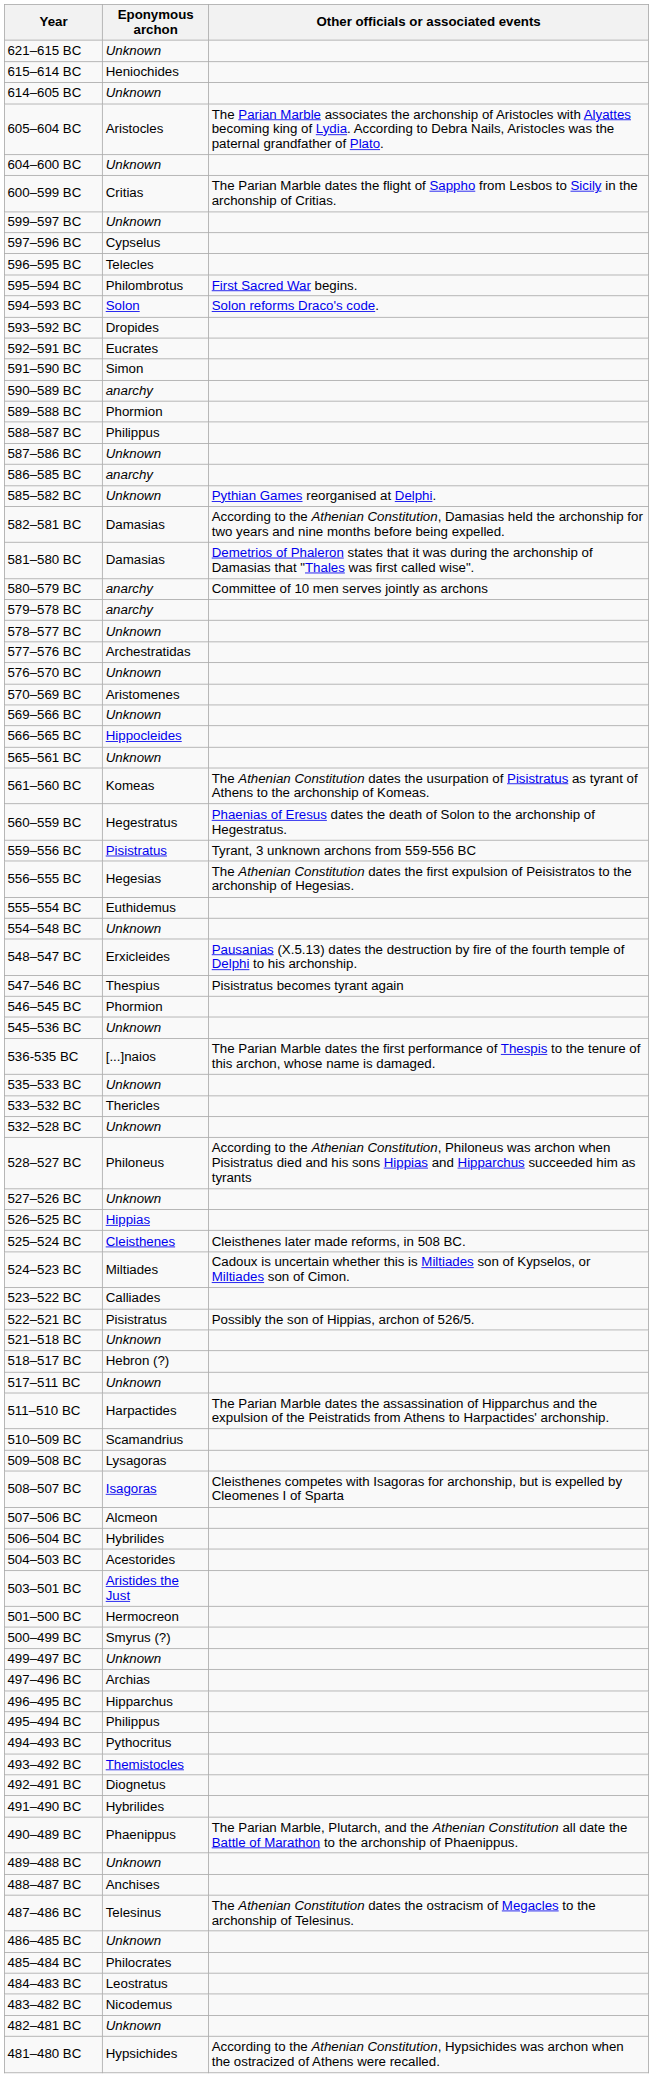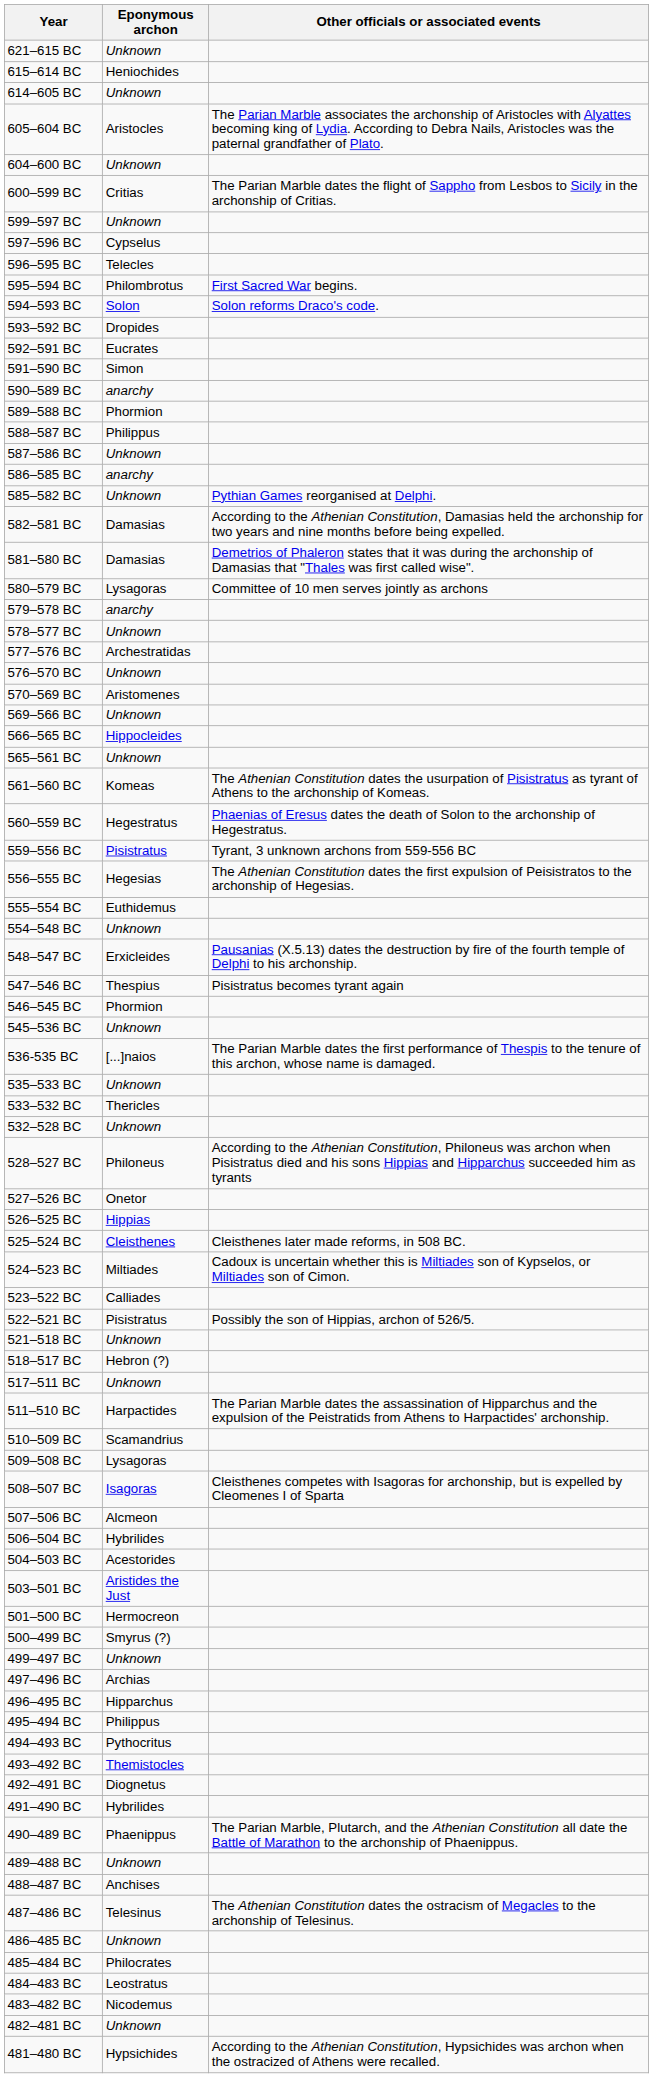(129, 589) anarchy -> (136, 589) Lysagoras
(133, 1199) Unknown -> (126, 1199) Onetor
